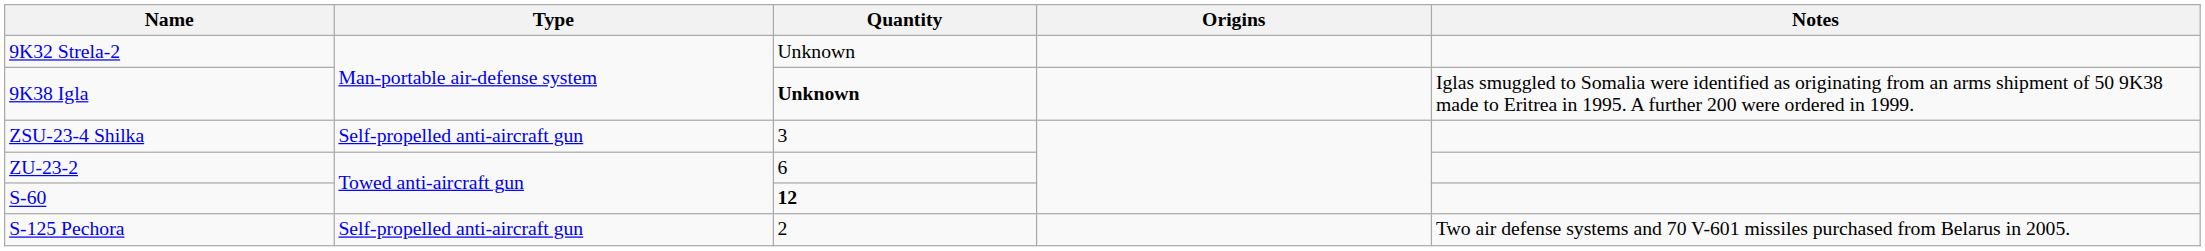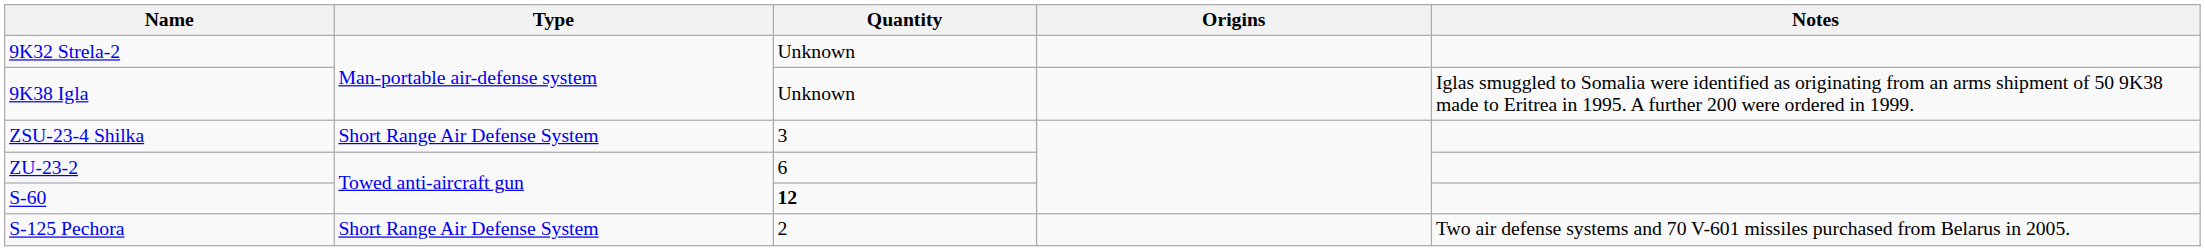(818, 93) bold -> (816, 93) normal
(461, 135) Self-propelled anti-aircraft gun -> (468, 135) Short Range Air Defense System
(461, 229) Self-propelled anti-aircraft gun -> (468, 229) Short Range Air Defense System
